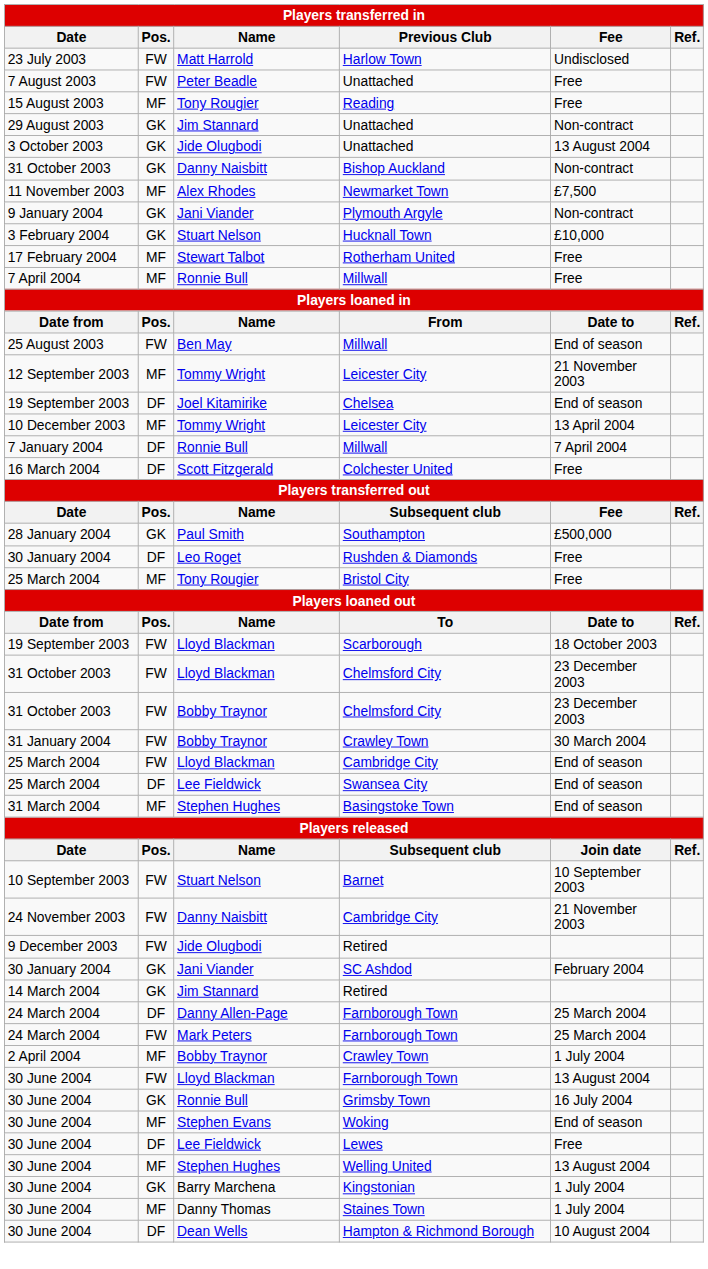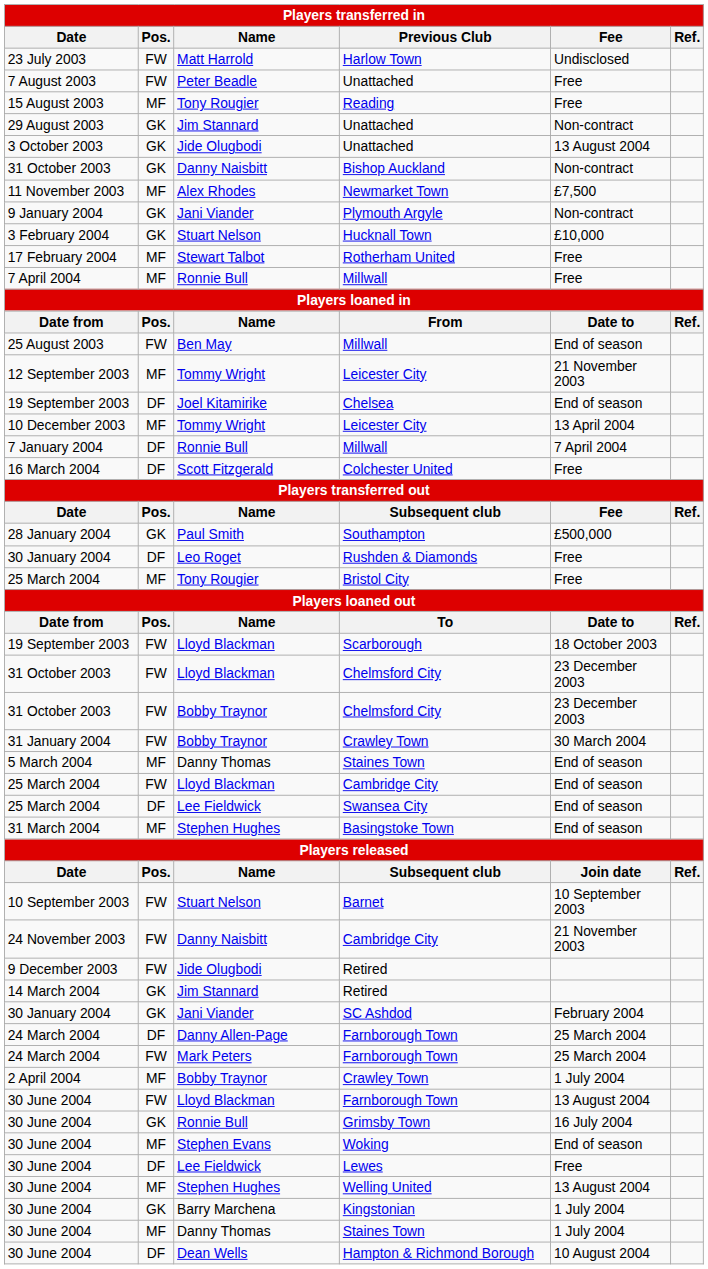+ row: (50, 763)
rows swapped: (59, 969) <-> (54, 991)
